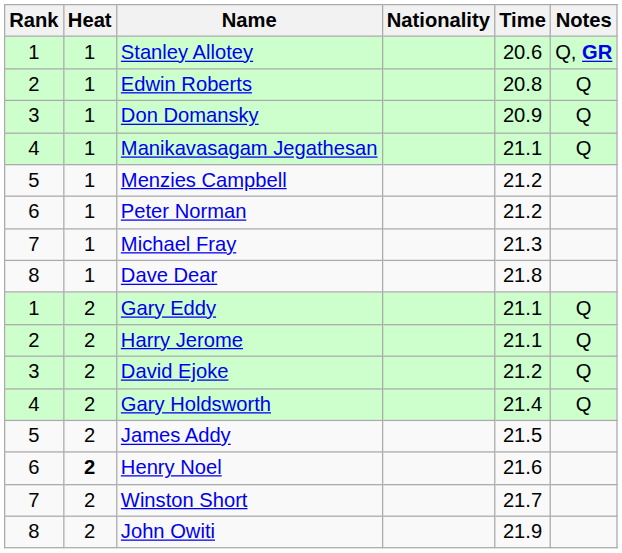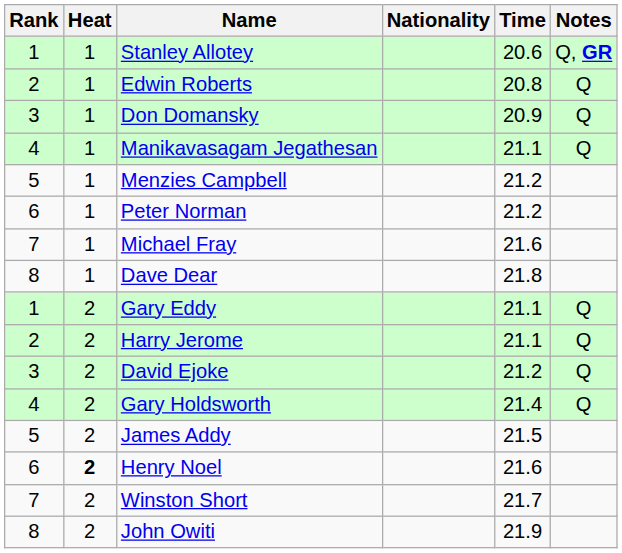(522, 244) 21.3 -> (522, 244) 21.6
